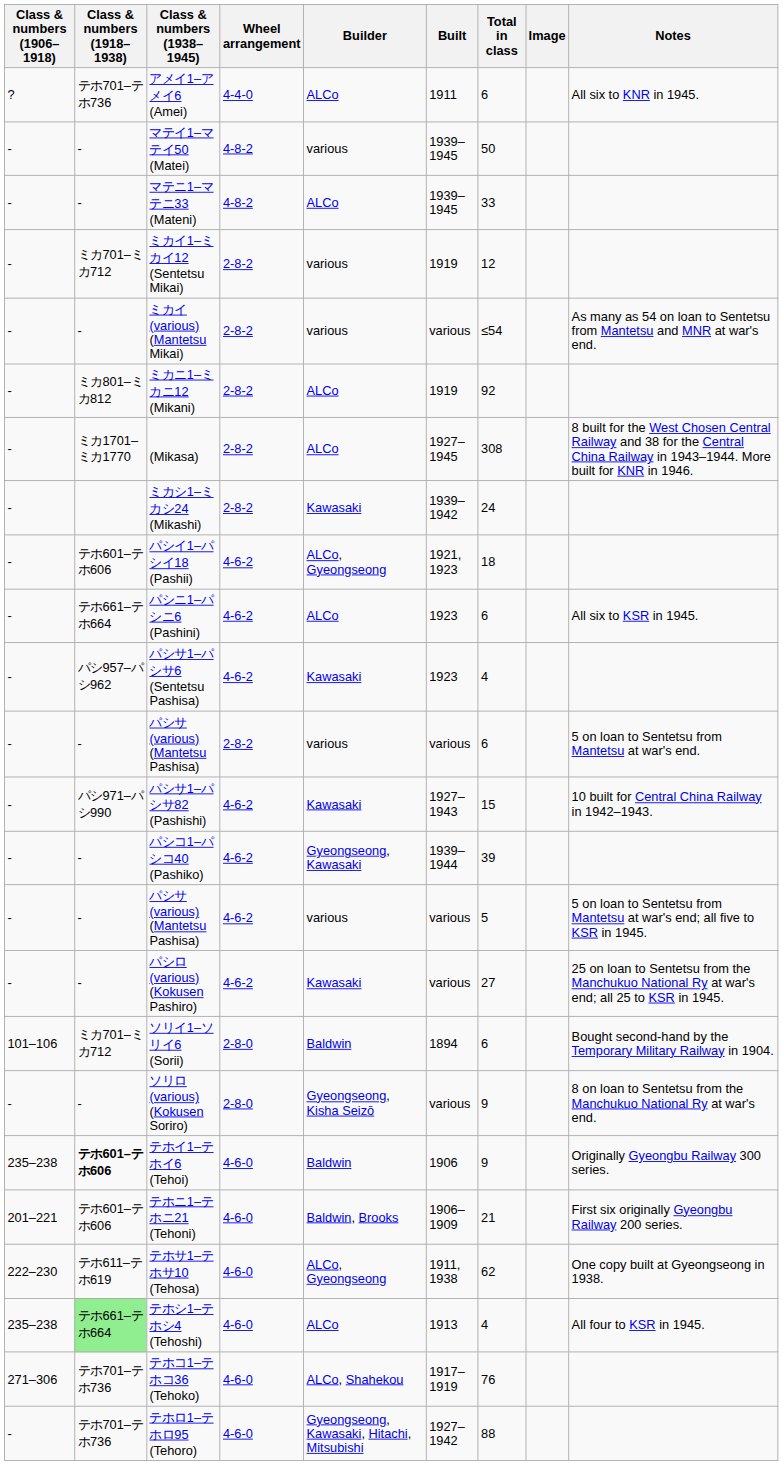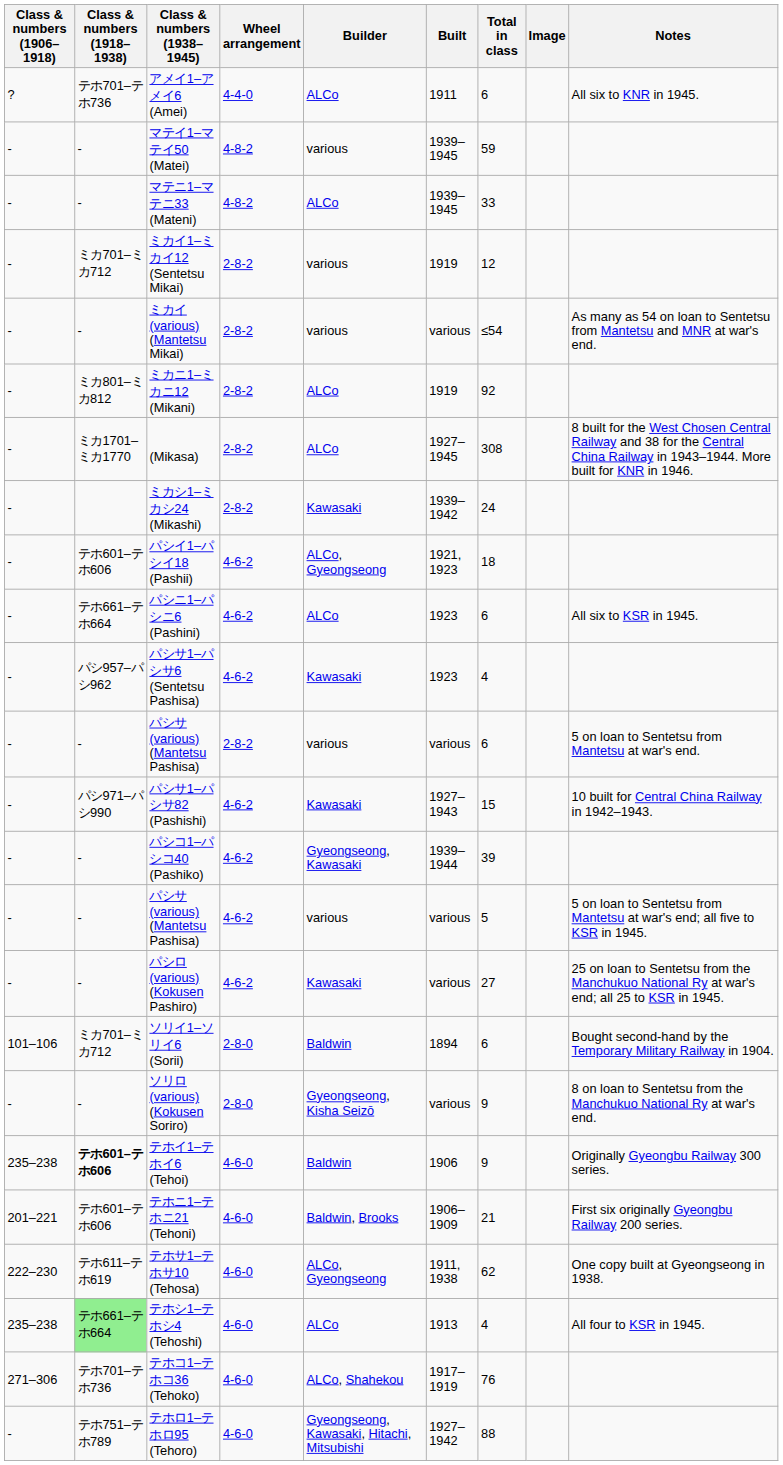(488, 149) 50 -> (488, 149) 59
(110, 1433) テホ701–テホ736 -> (110, 1433) テホ751–テホ789
